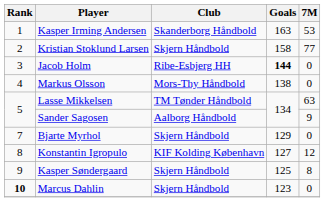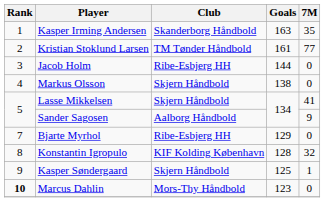(309, 30) 53 -> (309, 30) 35
(191, 48) Skjern Håndbold -> (202, 48) TM Tønder Håndbold
(283, 48) 158 -> (283, 48) 161
(283, 65) bold -> (283, 65) normal
(199, 83) Mors-Thy Håndbold -> (191, 83) Skjern Håndbold
(202, 100) TM Tønder Håndbold -> (191, 100) Skjern Håndbold
(309, 100) 63 -> (309, 100) 41
(191, 135) Skjern Håndbold -> (192, 135) Ribe-Esbjerg HH
(283, 153) 127 -> (283, 153) 128
(309, 153) 12 -> (309, 153) 32
(309, 170) 8 -> (309, 170) 1
(191, 188) Skjern Håndbold -> (199, 188) Mors-Thy Håndbold
